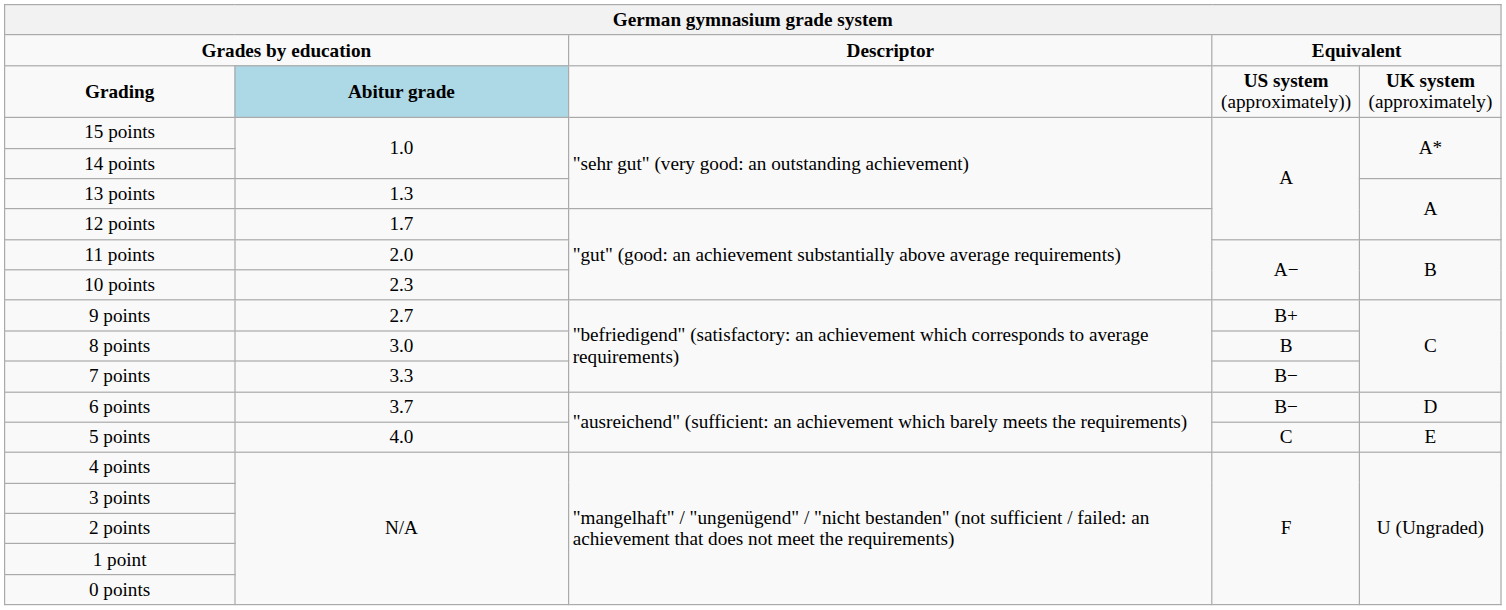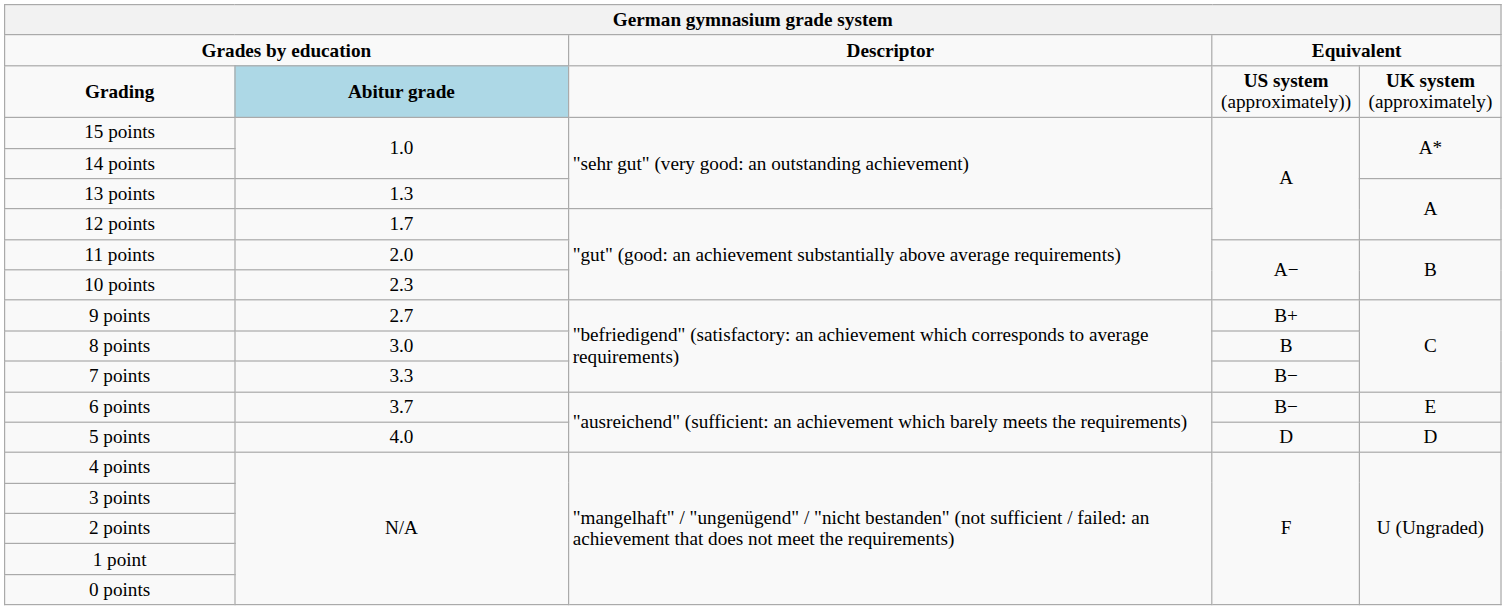(1430, 406) D -> (1430, 406) E
(1286, 437) C -> (1286, 437) D
(1430, 437) E -> (1430, 437) D
